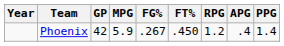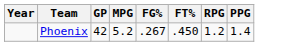- column: (240, 14)
(123, 32) 5.9 -> (123, 32) 5.2
